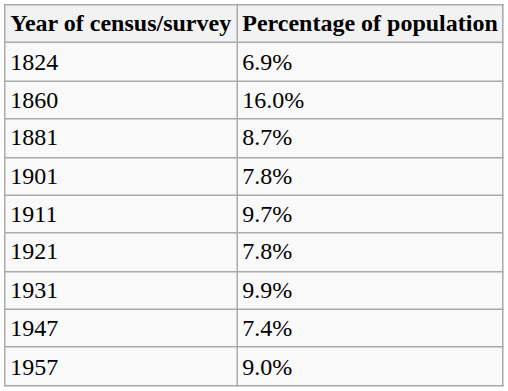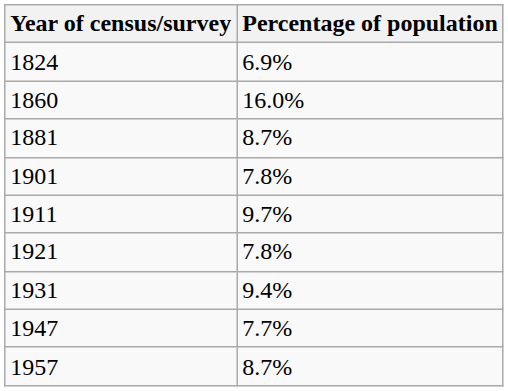(267, 289) 9.9% -> (267, 289) 9.4%
(267, 328) 7.4% -> (267, 328) 7.7%
(267, 366) 9.0% -> (267, 366) 8.7%
